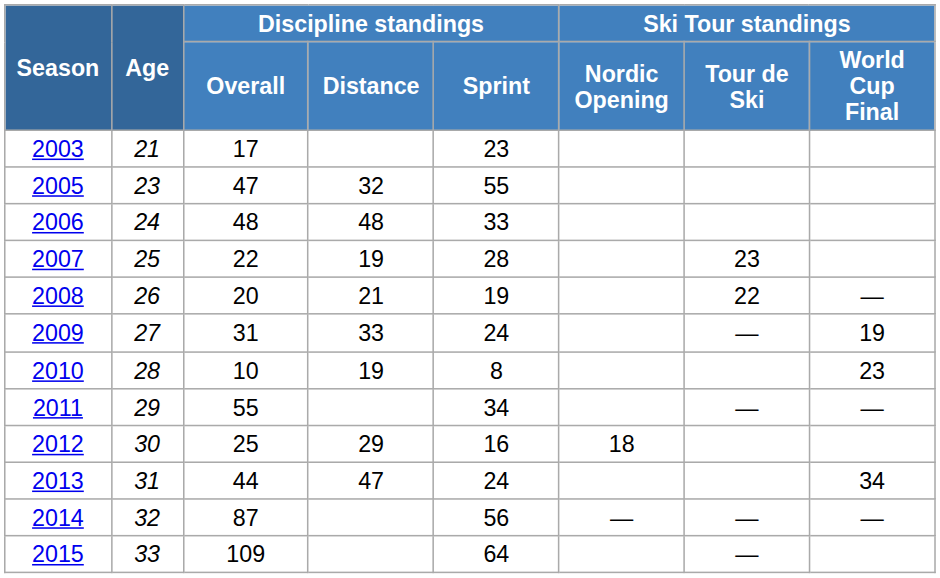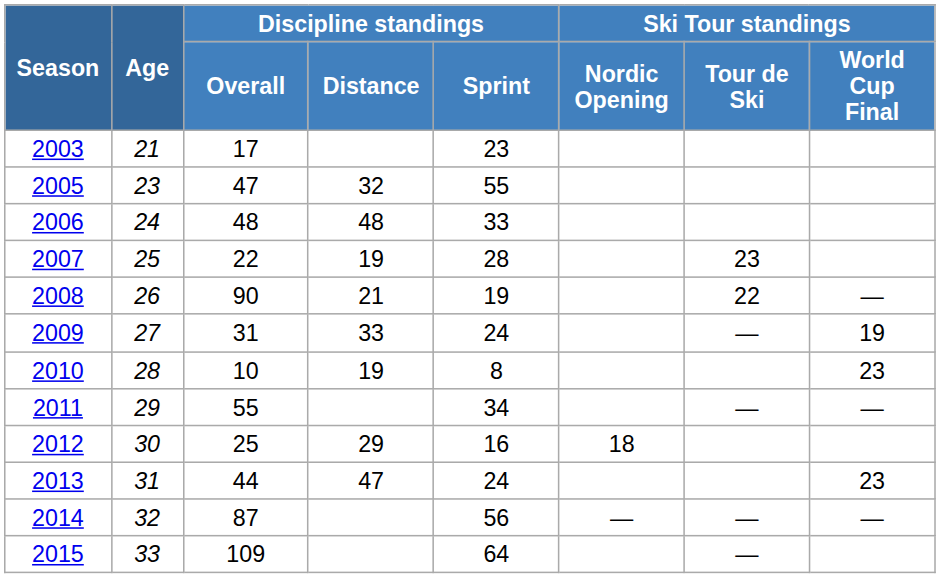(246, 296) 20 -> (246, 296) 90
(872, 480) 34 -> (872, 480) 23
